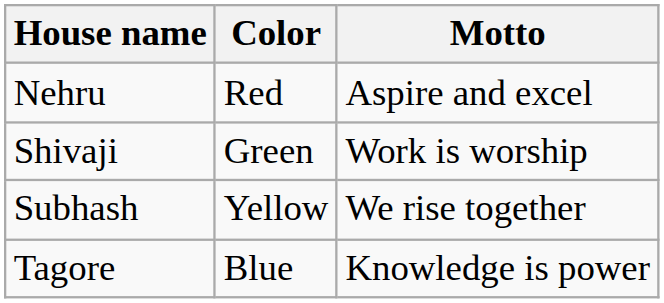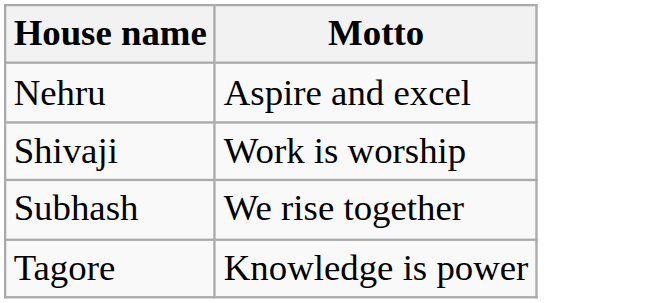- column: (276, 33)
